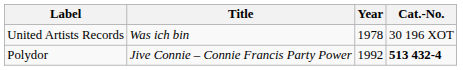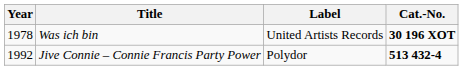columns swapped: (370, 14) <-> (66, 14)
(421, 34) normal -> (422, 34) bold
